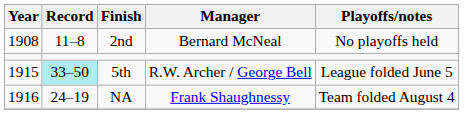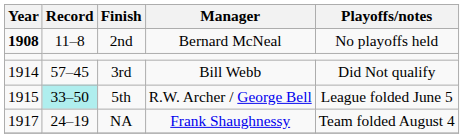(23, 41) normal -> (23, 41) bold
+ row: (121, 72)
(23, 96) 1916 -> (23, 121) 1917
